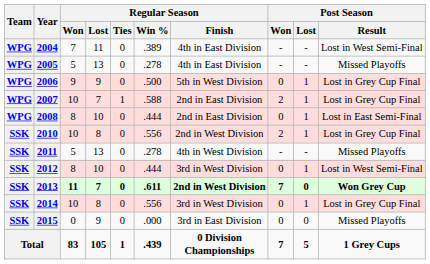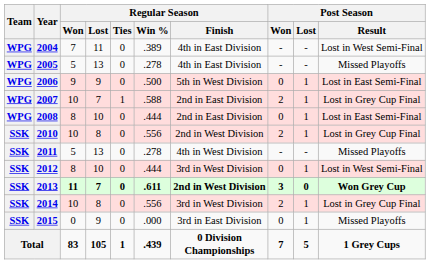(372, 82) Lost in Grey Cup Final -> (372, 82) Lost in East Semi-Final
(281, 186) 7 -> (281, 186) 3
(281, 203) 0 -> (281, 203) 2
(306, 220) 0 -> (306, 220) 1
